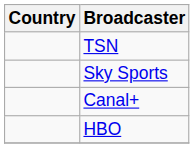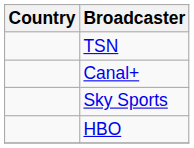rows swapped: (111, 101) <-> (126, 73)
